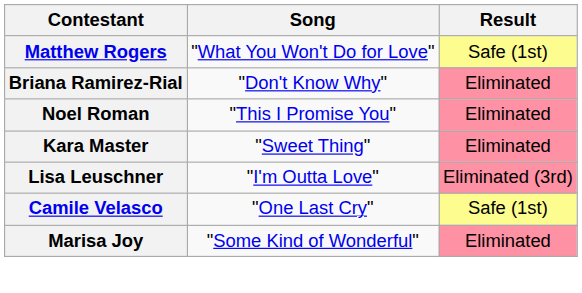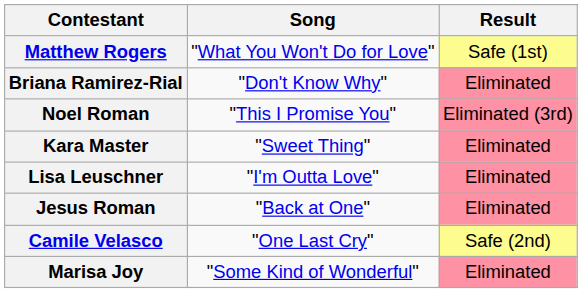(508, 114) Eliminated -> (508, 114) Eliminated (3rd)
(508, 177) Eliminated (3rd) -> (508, 177) Eliminated
+ row: (96, 209)
(508, 209) Safe (1st) -> (508, 240) Safe (2nd)
